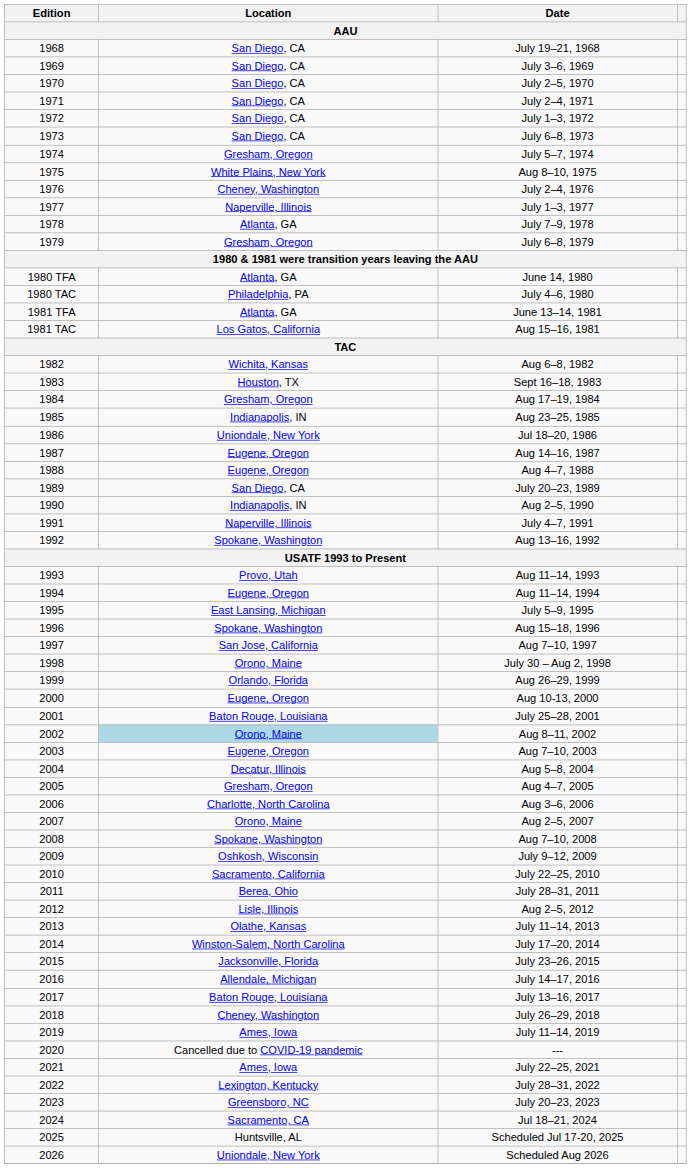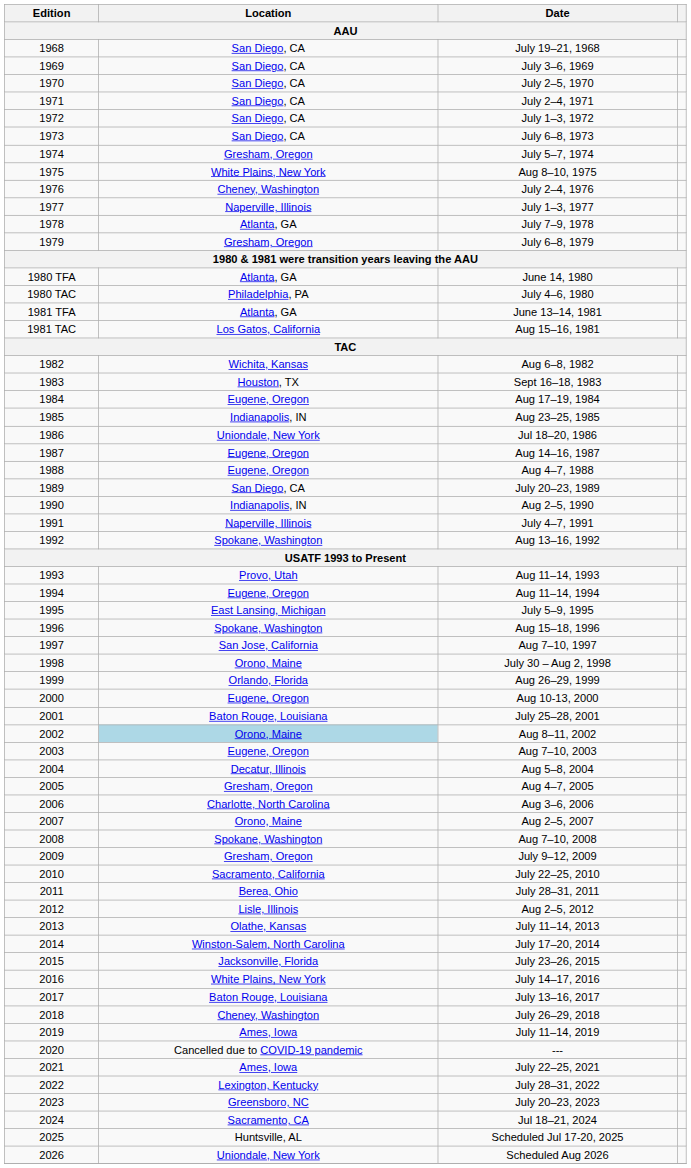(268, 400) Gresham, Oregon -> (268, 400) Eugene, Oregon
(268, 856) Oshkosh, Wisconsin -> (268, 856) Gresham, Oregon
(268, 979) Allendale, Michigan -> (268, 979) White Plains, New York
